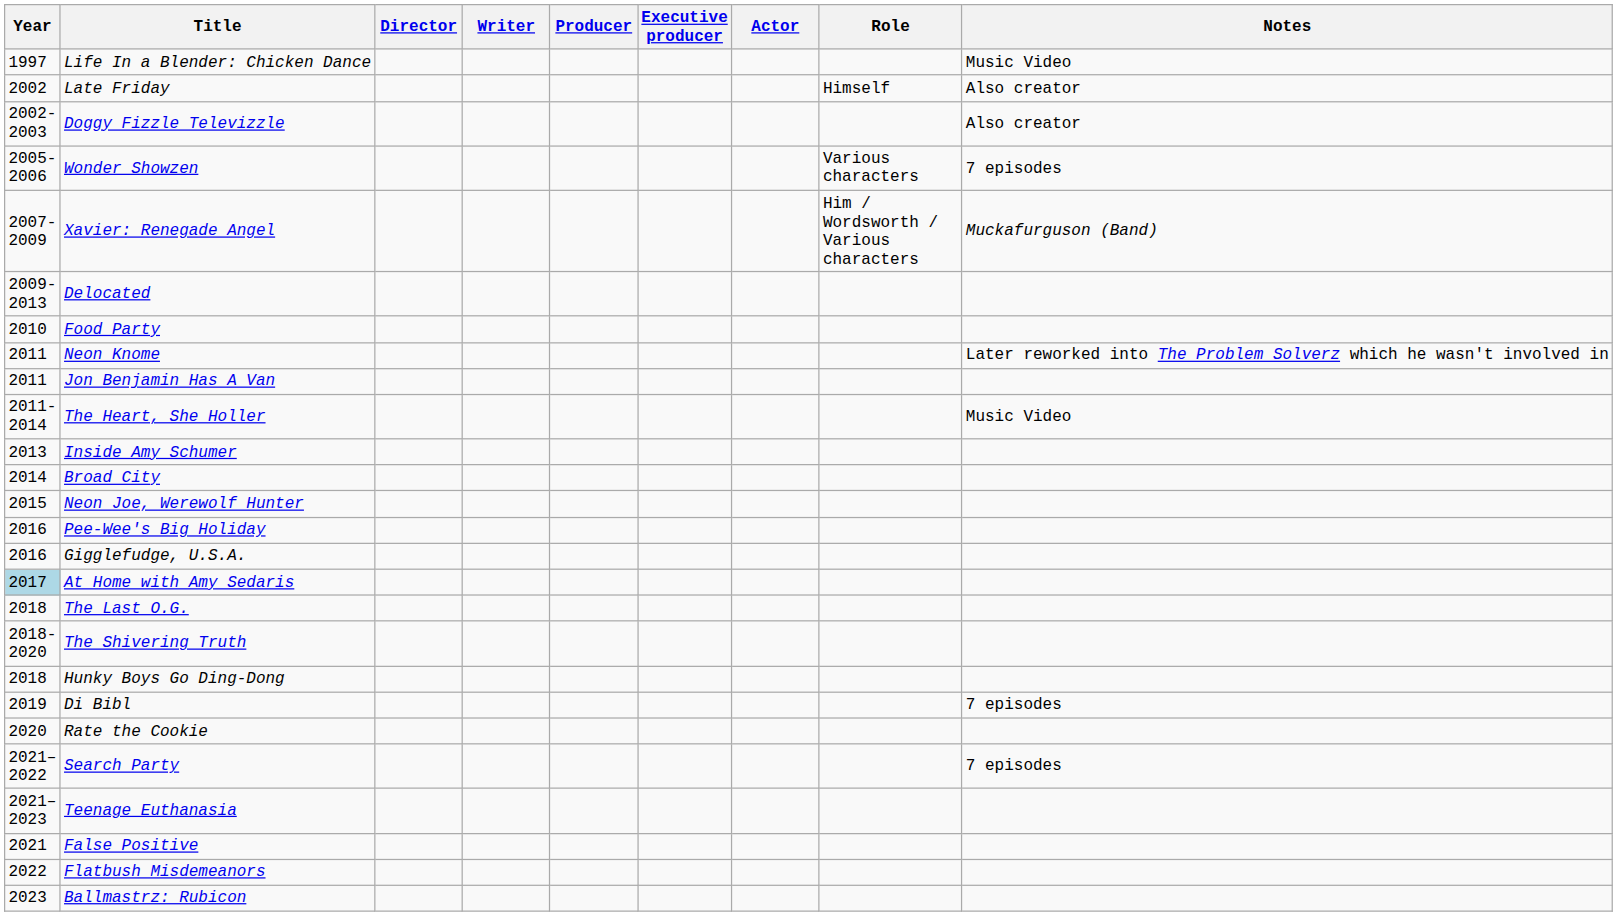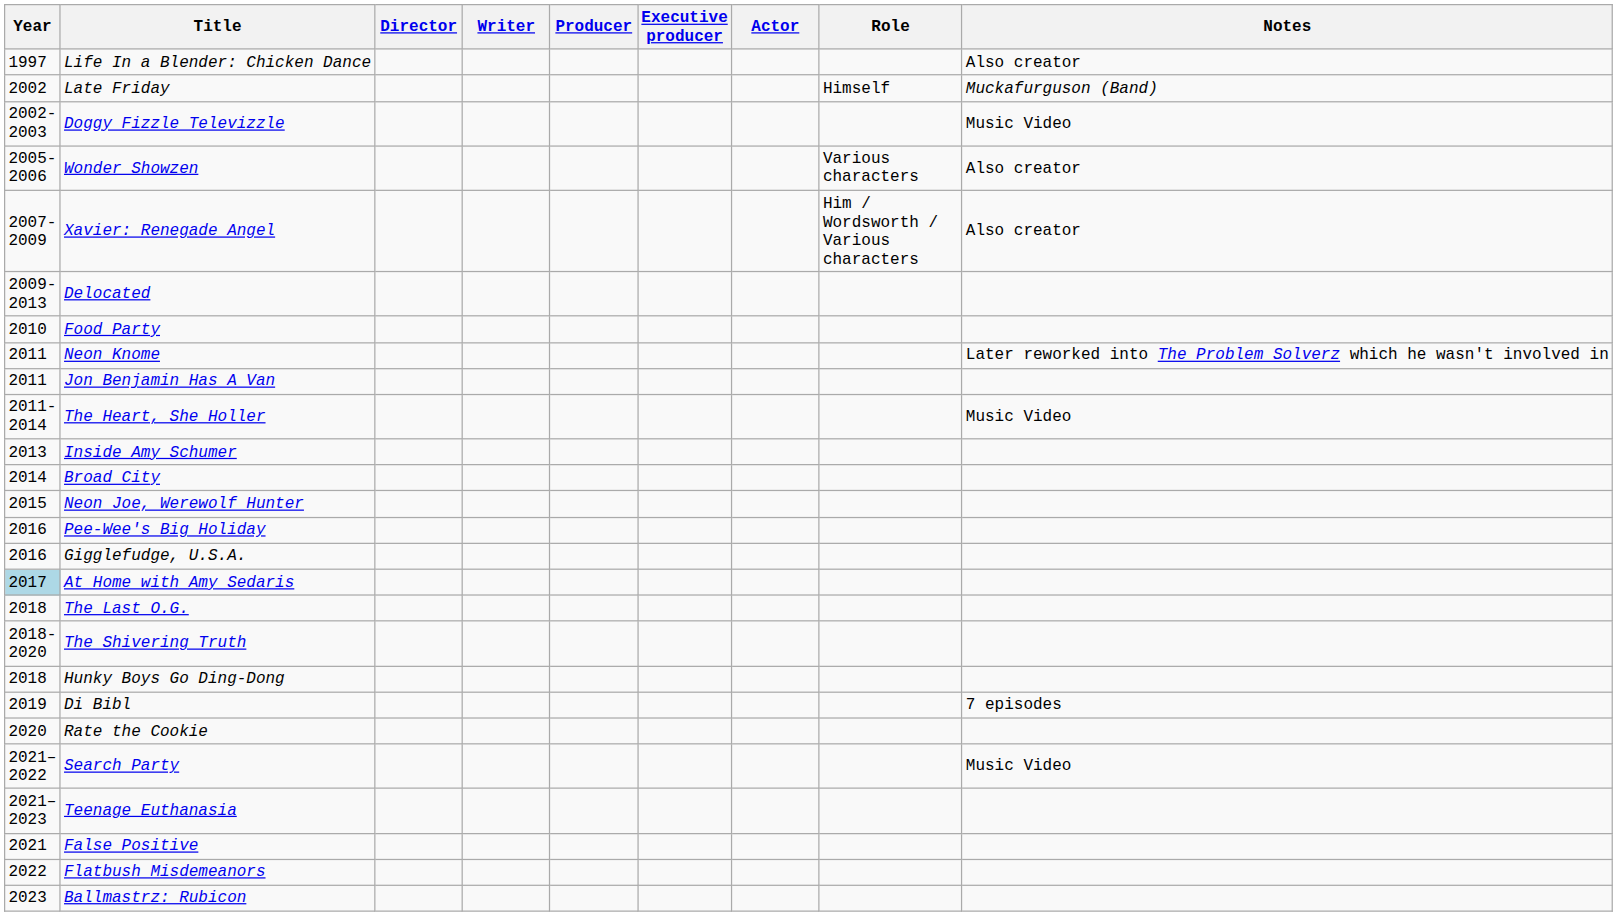(1019, 62) Music Video -> (1023, 62) Also creator
(1023, 88) Also creator -> (1062, 88) Muckafurguson (Band)
(1023, 124) Also creator -> (1019, 124) Music Video
(1014, 168) 7 episodes -> (1023, 168) Also creator
(1062, 231) Muckafurguson (Band) -> (1023, 231) Also creator
(1014, 766) 7 episodes -> (1019, 766) Music Video
